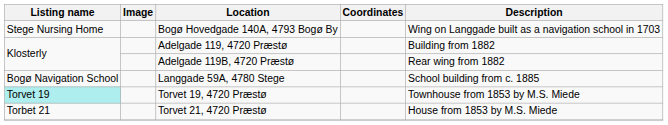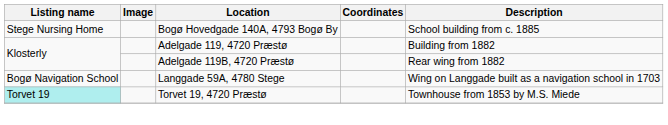(534, 29) Wing on Langgade built as a navigation school in 1703 -> (474, 29) School building from c. 1885
(474, 78) School building from c. 1885 -> (534, 78) Wing on Langgade built as a navigation school in 1703
- row: (212, 111)
